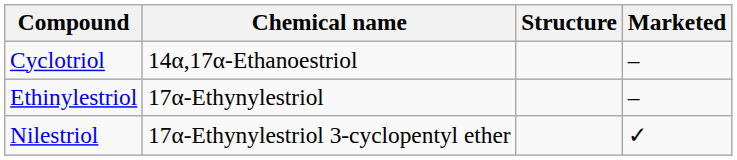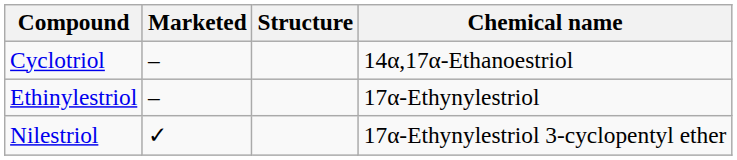columns swapped: (329, 23) <-> (677, 23)
